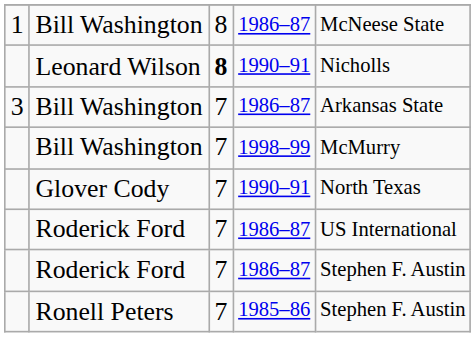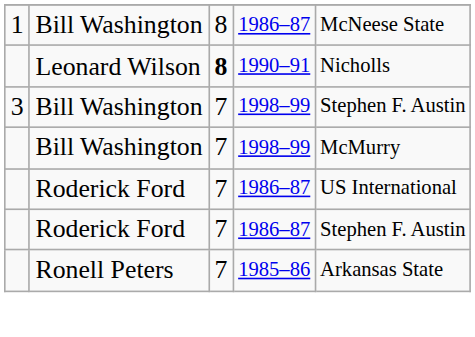(274, 106) 1986–87 -> (274, 106) 1998–99
(382, 106) Arkansas State -> (393, 106) Stephen F. Austin
- row: (17, 189)
(393, 310) Stephen F. Austin -> (382, 270) Arkansas State
